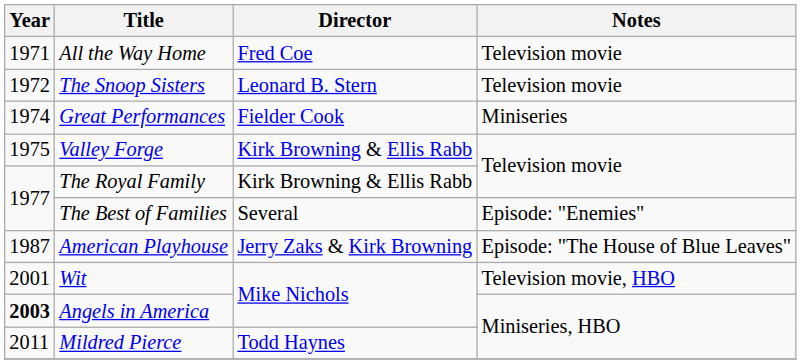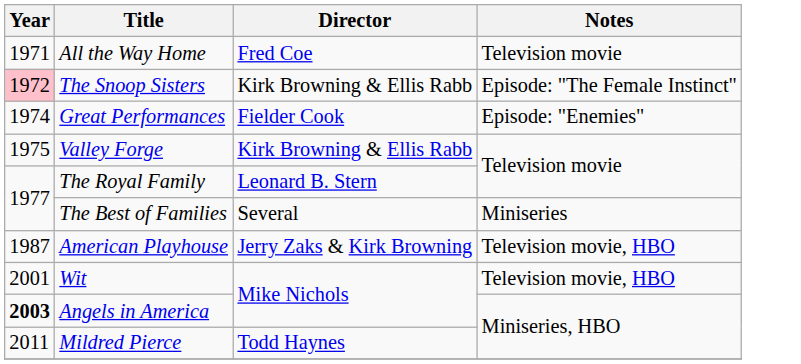(30, 85) no background -> (30, 85) pink background
(307, 85) Leonard B. Stern -> (355, 85) Kirk Browning & Ellis Rabb
(552, 85) Television movie -> (609, 85) Episode: "The Female Instinct"
(524, 117) Miniseries -> (563, 117) Episode: "Enemies"
(355, 181) Kirk Browning & Ellis Rabb -> (307, 181) Leonard B. Stern
(563, 213) Episode: "Enemies" -> (524, 213) Miniseries
(636, 246) Episode: "The House of Blue Leaves" -> (578, 246) Television movie, HBO
